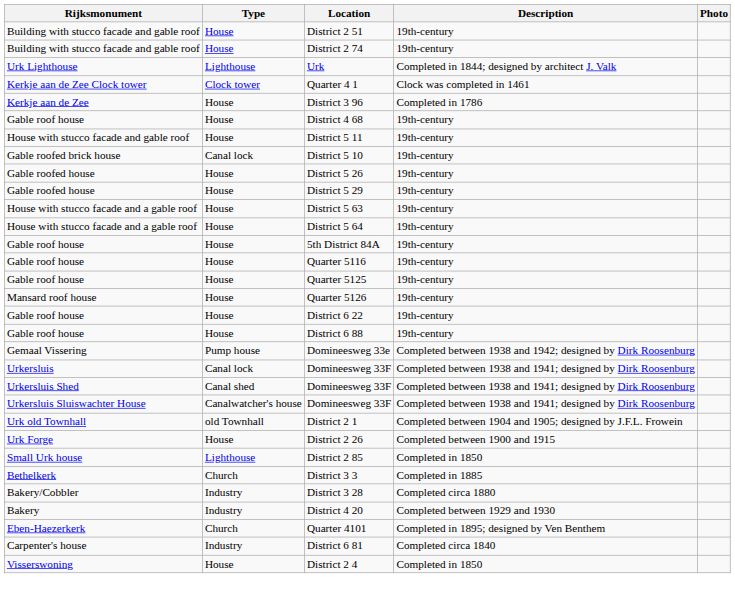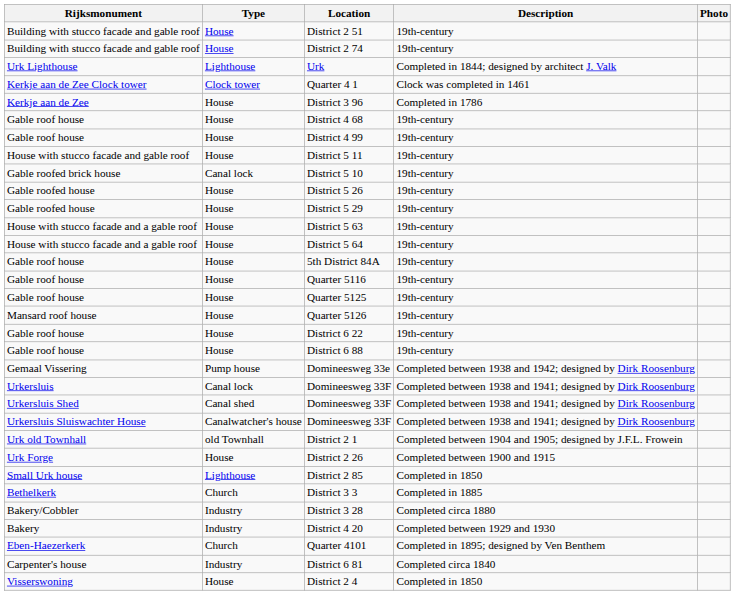+ row: (45, 137)
